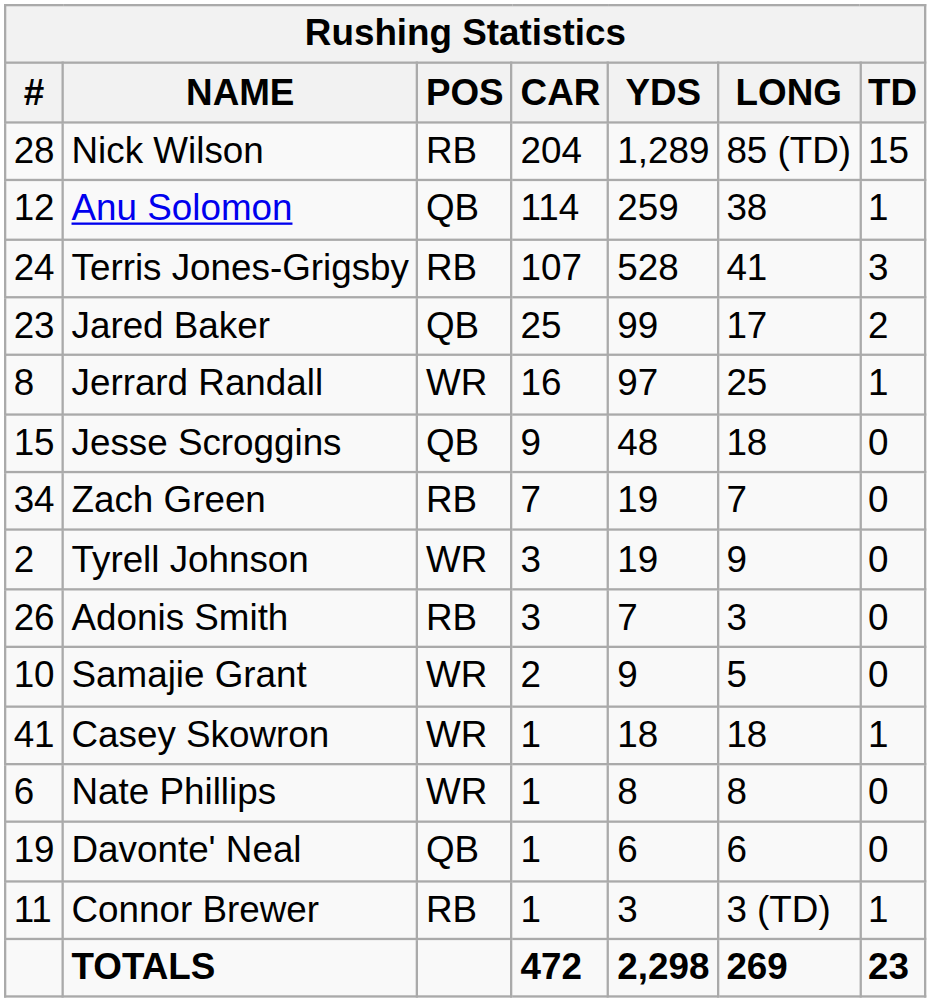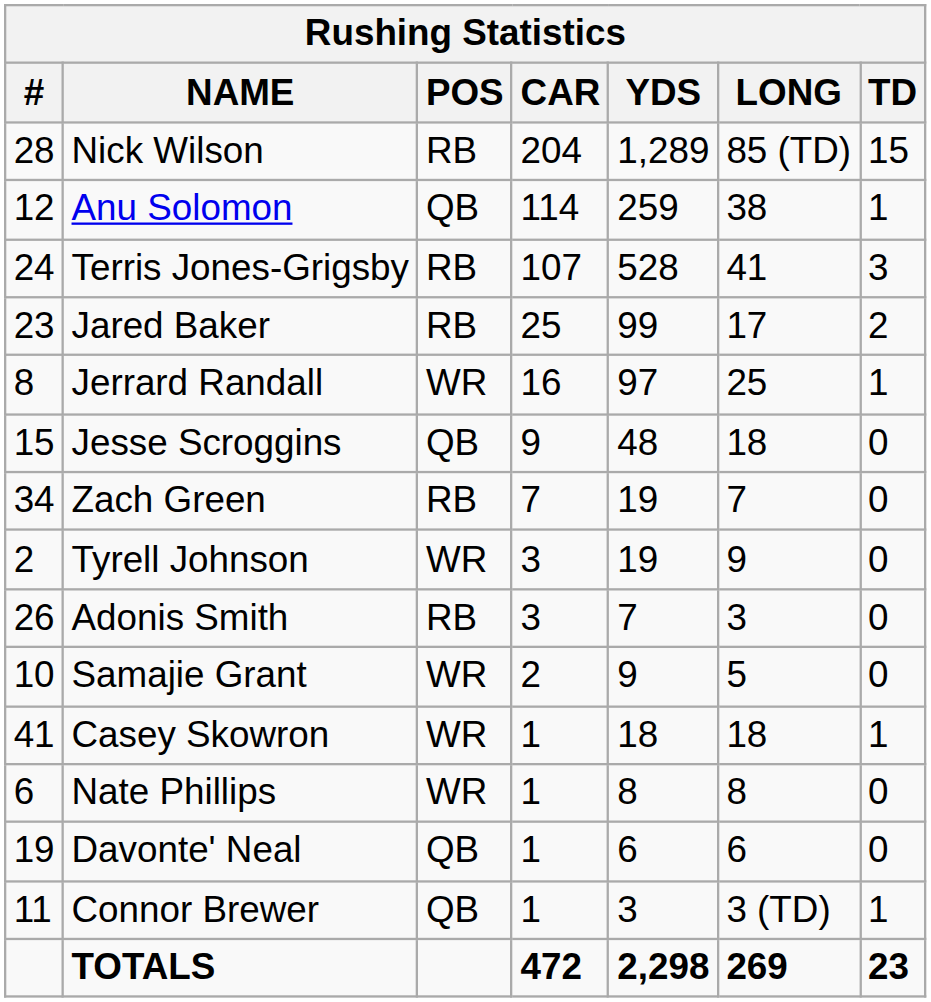(452, 325) QB -> (451, 325) RB
(451, 909) RB -> (452, 909) QB
